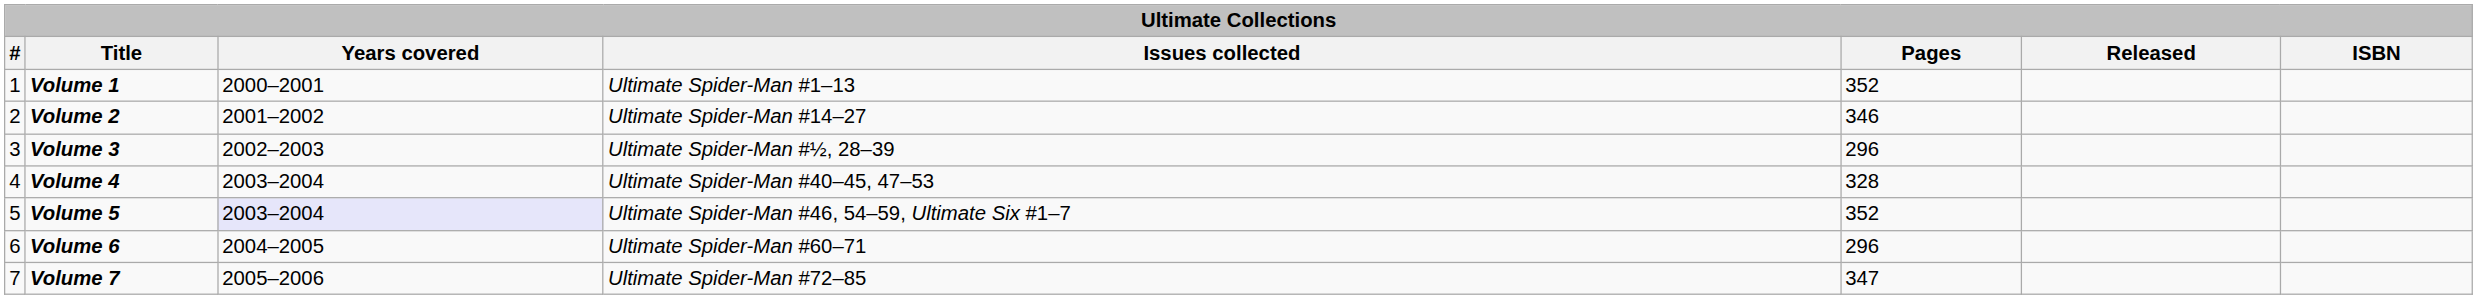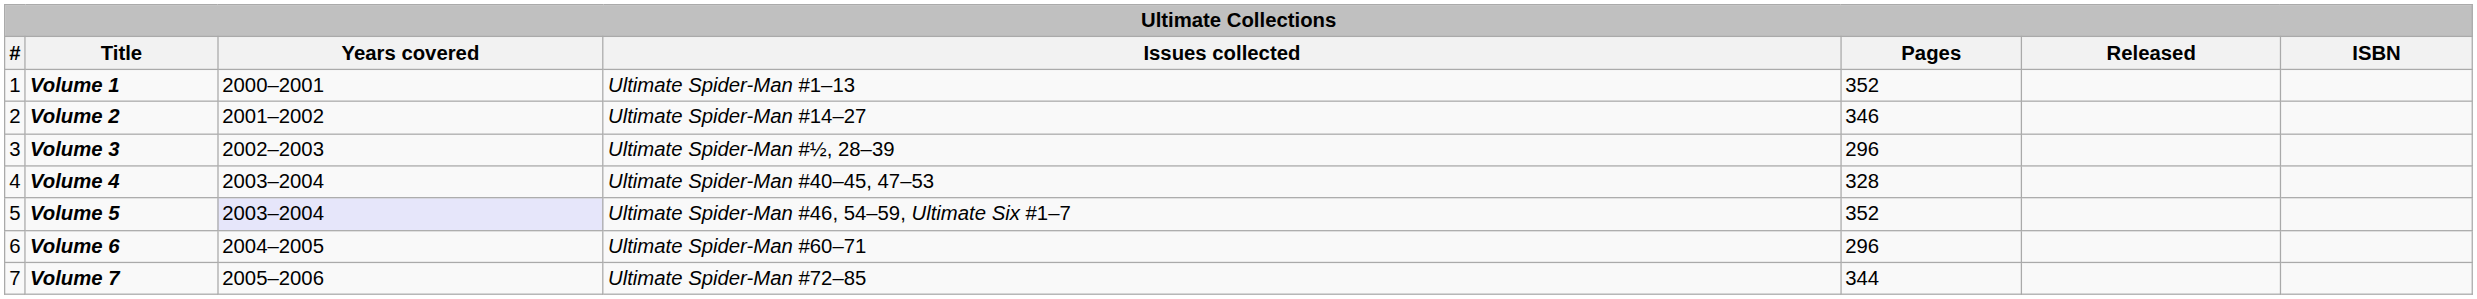(1862, 278) 347 -> (1862, 278) 344
